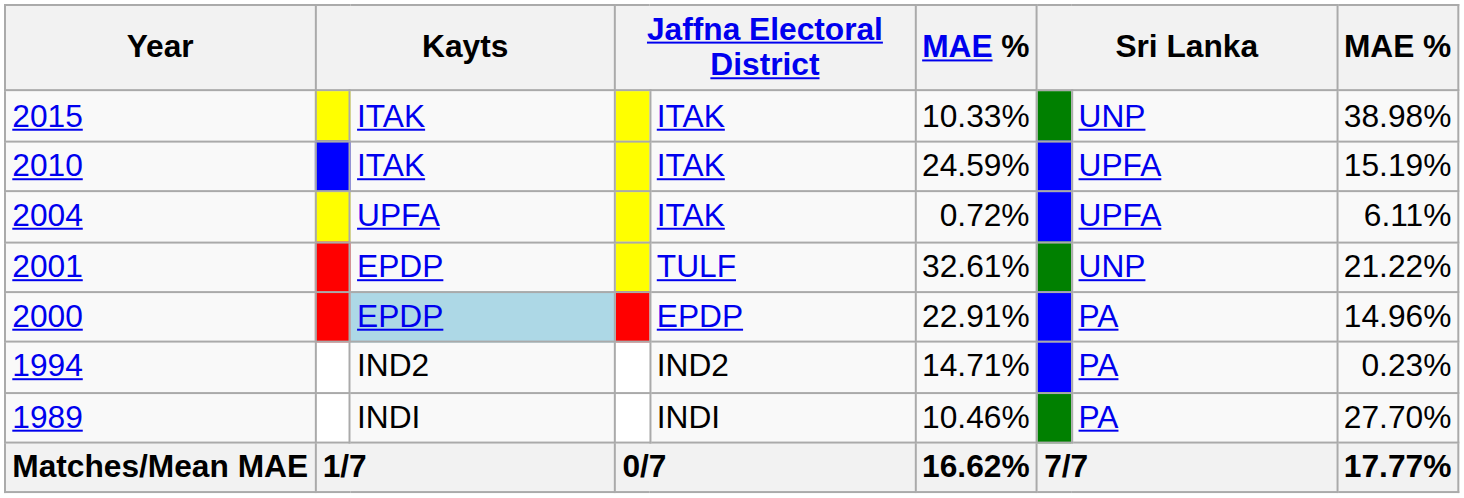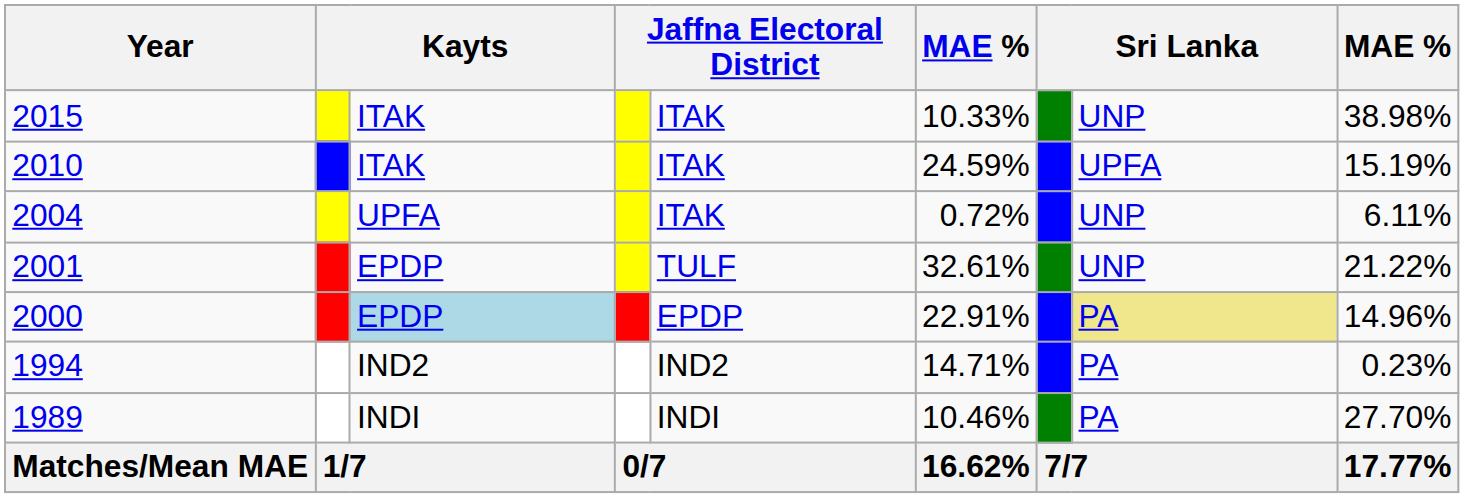(1120, 215) UPFA -> (1112, 215) UNP
(1099, 316) no background -> (1099, 316) khaki background
